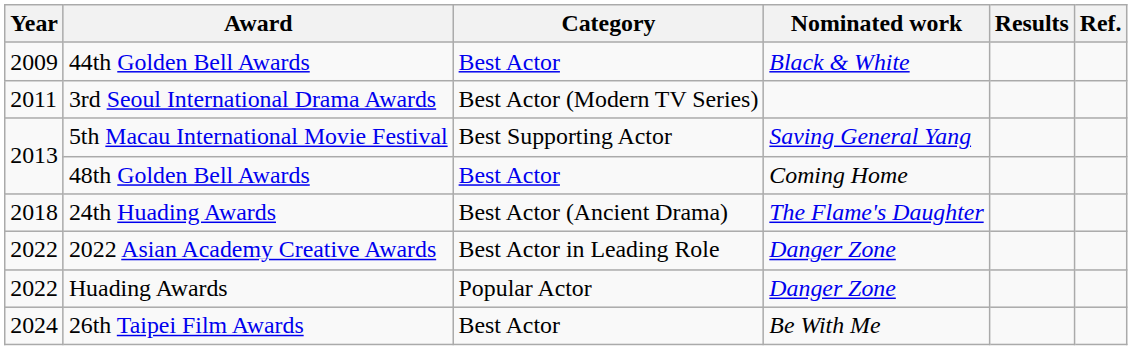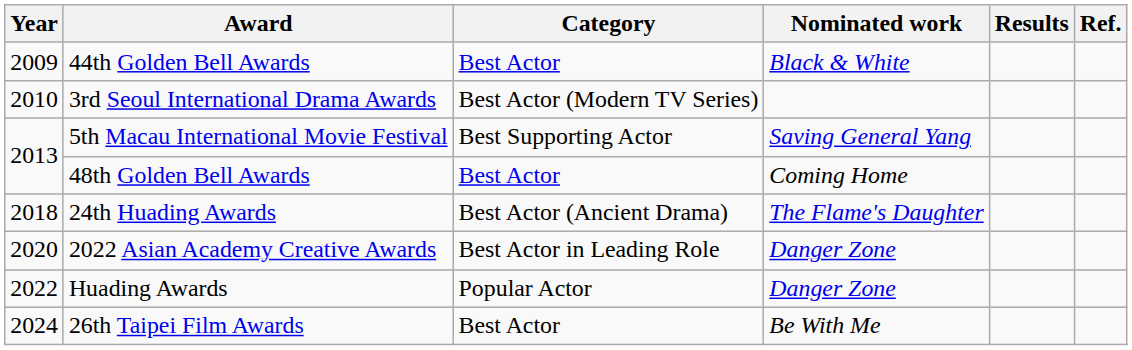(34, 99) 2011 -> (34, 99) 2010
(34, 250) 2022 -> (34, 250) 2020
